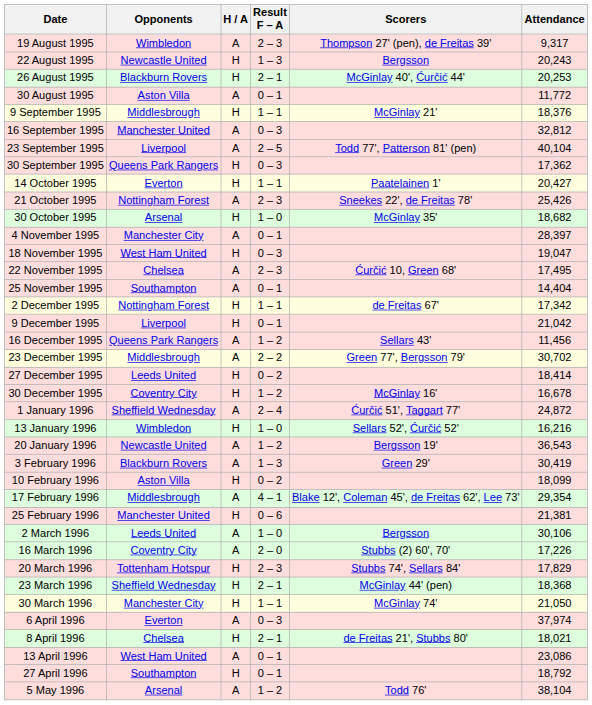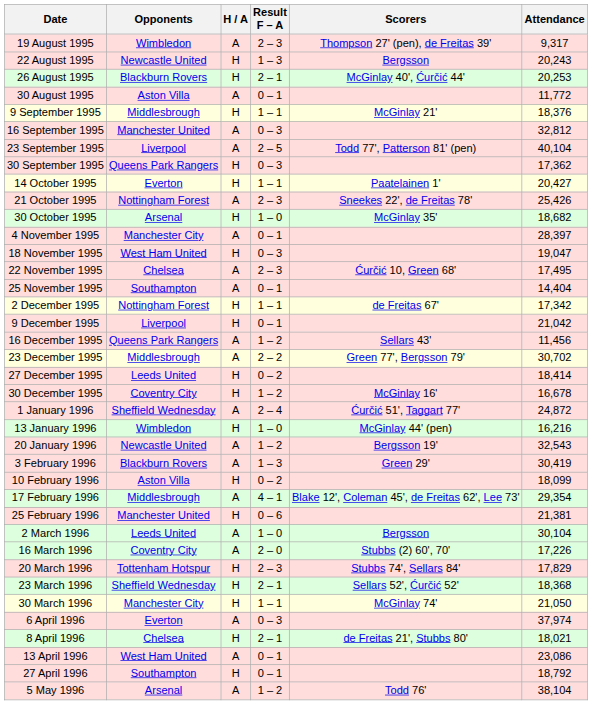(406, 428) Sellars 52', Ćurčić 52' -> (406, 428) McGinlay 44' (pen)
(555, 445) 36,543 -> (555, 445) 32,543
(555, 533) 30,106 -> (555, 533) 30,104
(406, 585) McGinlay 44' (pen) -> (406, 585) Sellars 52', Ćurčić 52'
